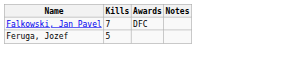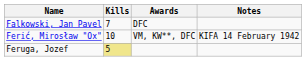+ row: (54, 37)
(108, 37) no background -> (108, 50) khaki background
